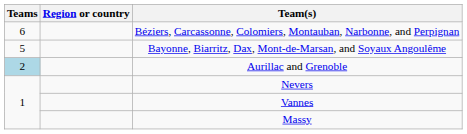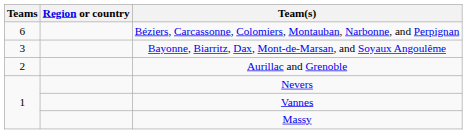(22, 48) 5 -> (22, 48) 3
(22, 66) lightblue background -> (22, 66) no background
